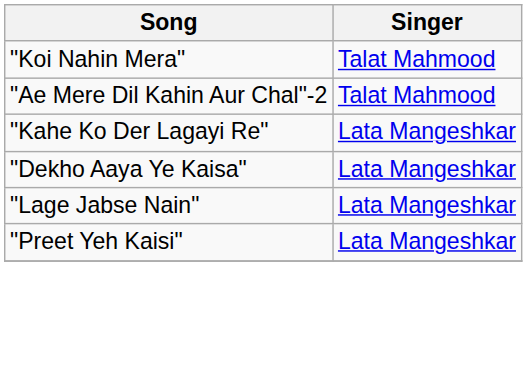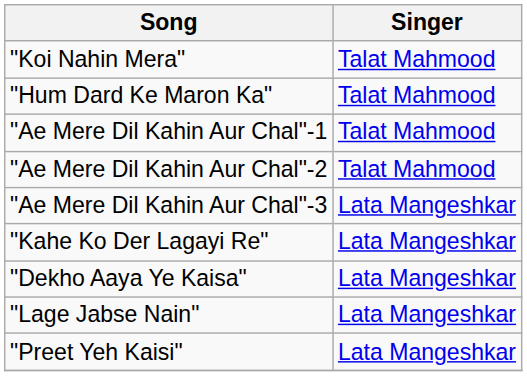+ row: (141, 95)
+ row: (169, 132)
+ row: (169, 205)
